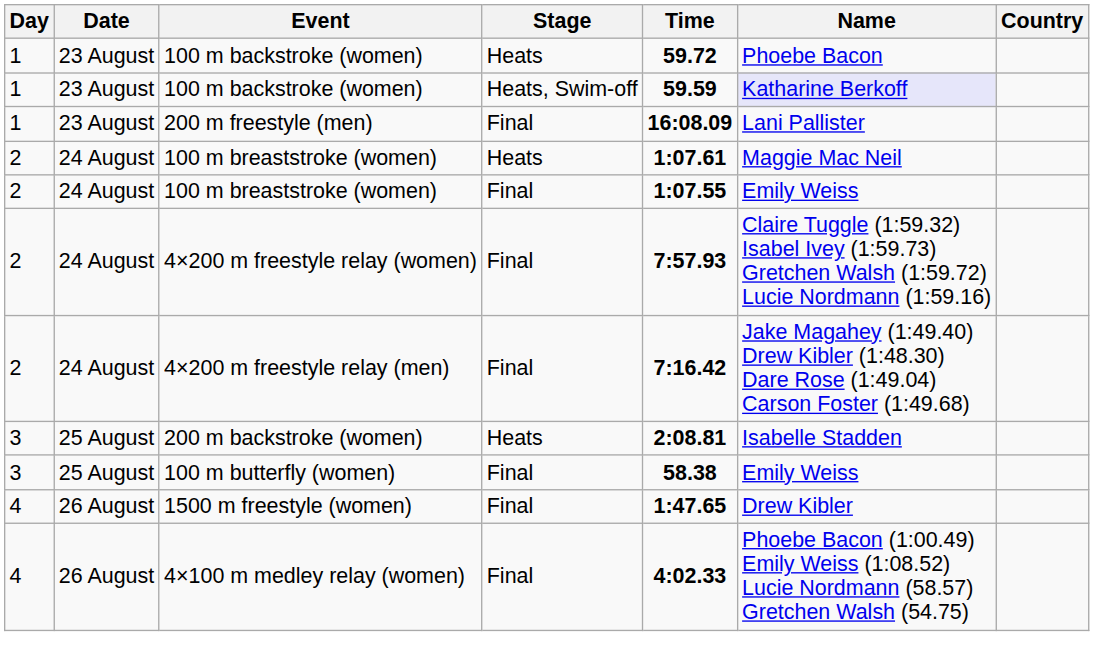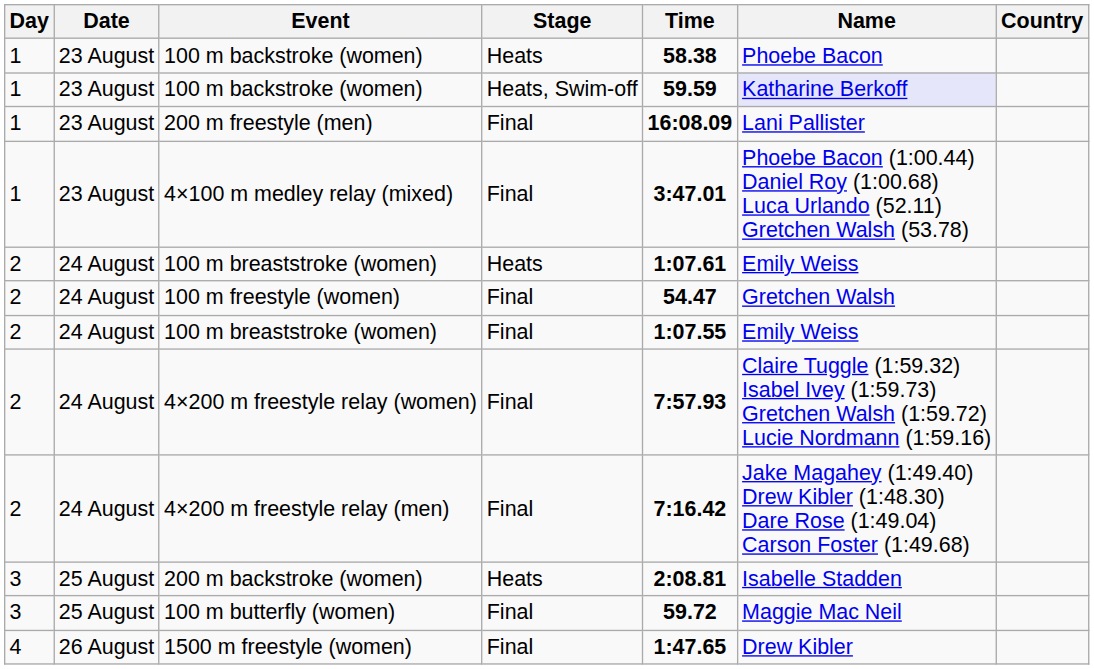(690, 55) 59.72 -> (690, 55) 58.38
+ row: (309, 193)
(822, 157) Maggie Mac Neil -> (800, 263) Emily Weiss
+ row: (282, 297)
(690, 472) 58.38 -> (690, 612) 59.72
(800, 472) Emily Weiss -> (822, 612) Maggie Mac Neil
- row: (315, 576)
